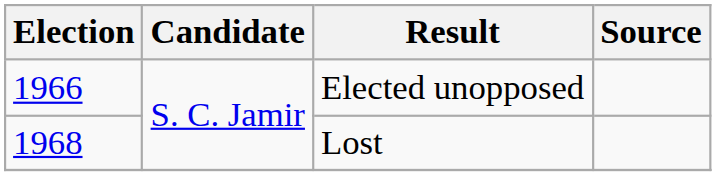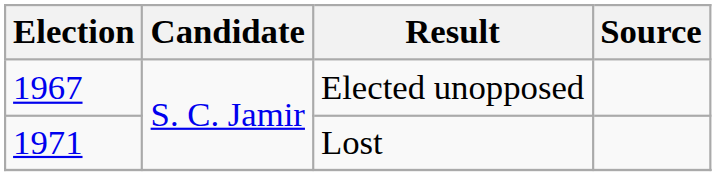(48, 87) 1966 -> (48, 87) 1967
(48, 142) 1968 -> (48, 142) 1971
